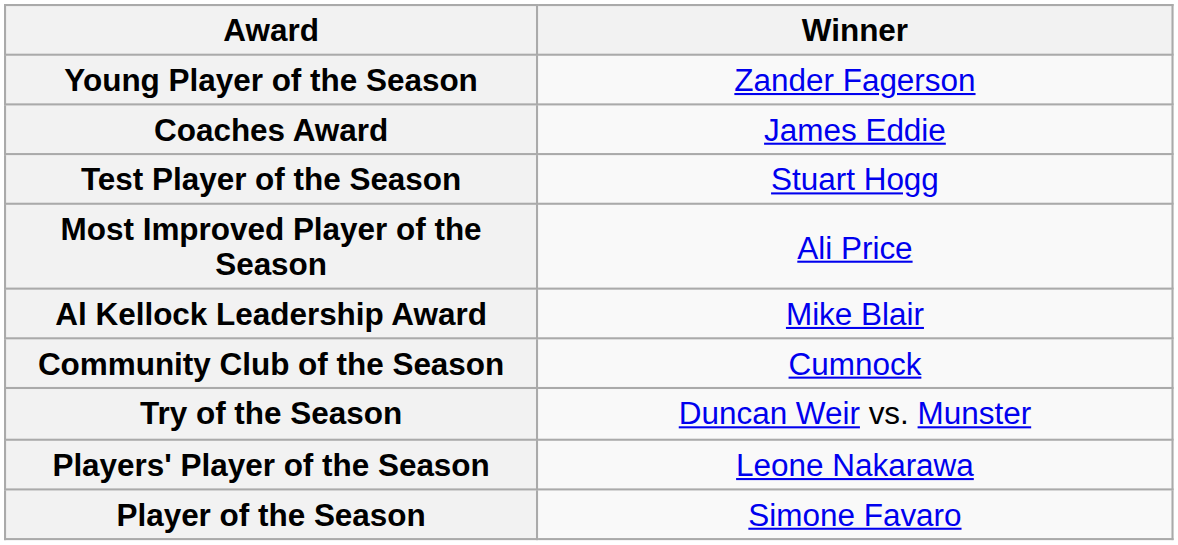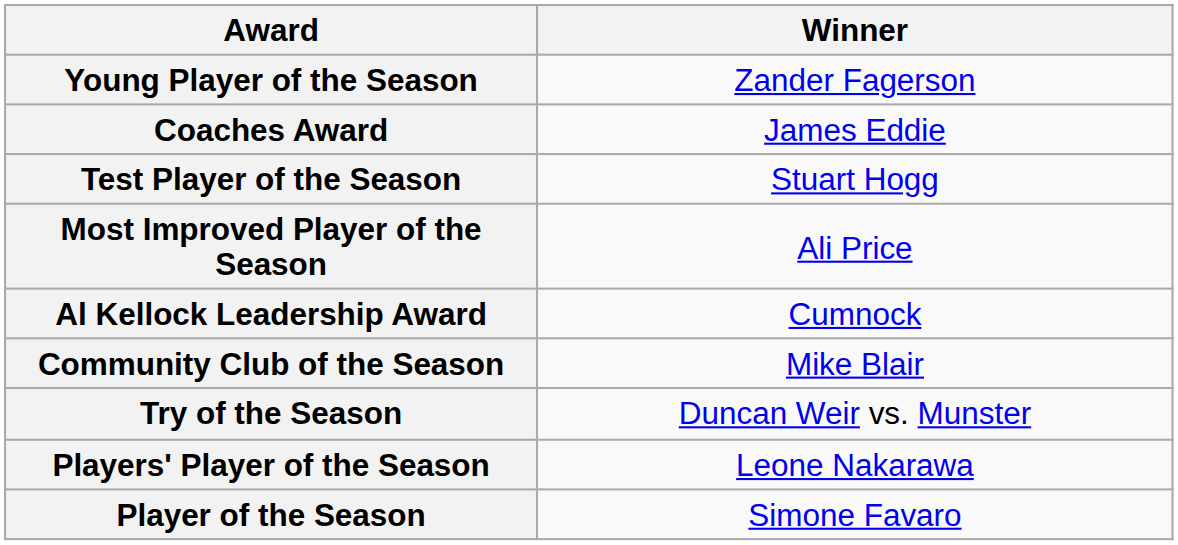(855, 314) Mike Blair -> (855, 314) Cumnock
(855, 364) Cumnock -> (855, 364) Mike Blair
